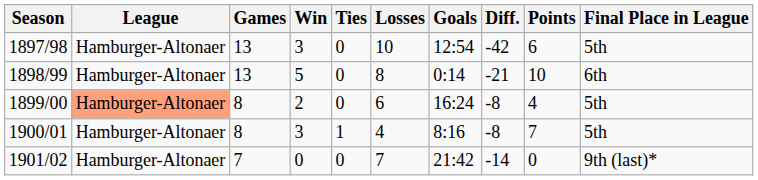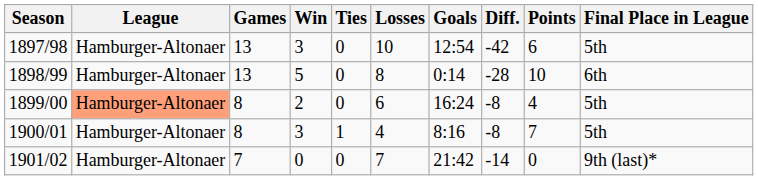(497, 75) -21 -> (497, 75) -28
